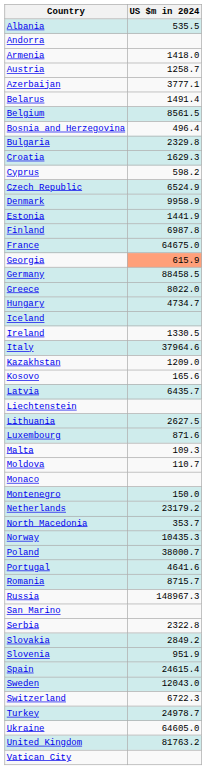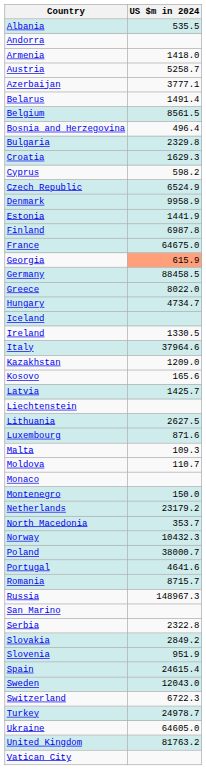(183, 70) 1258.7 -> (183, 70) 5258.7
(183, 392) 6435.7 -> (183, 392) 1425.7
(181, 538) 10435.3 -> (181, 538) 10432.3
